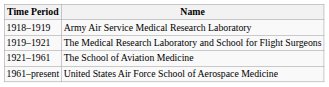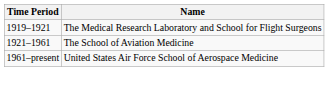- row: (158, 27)
